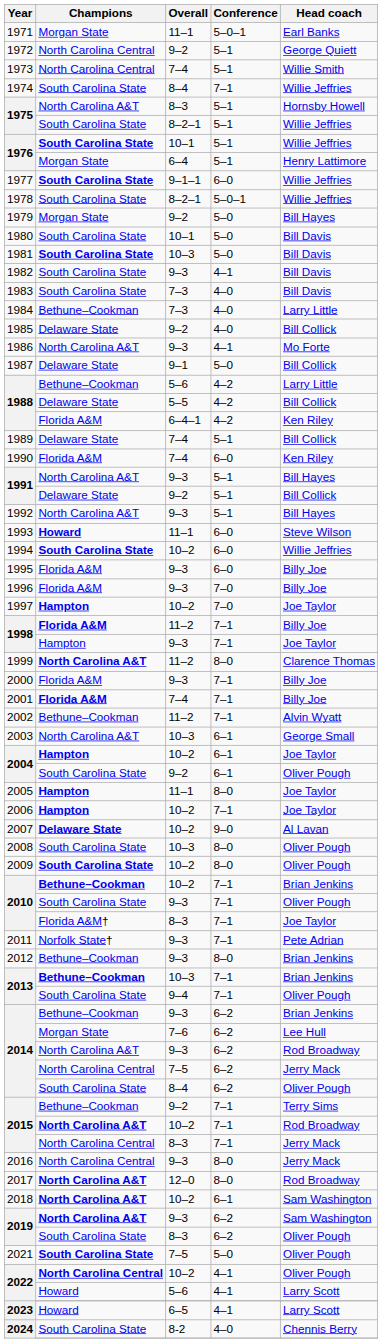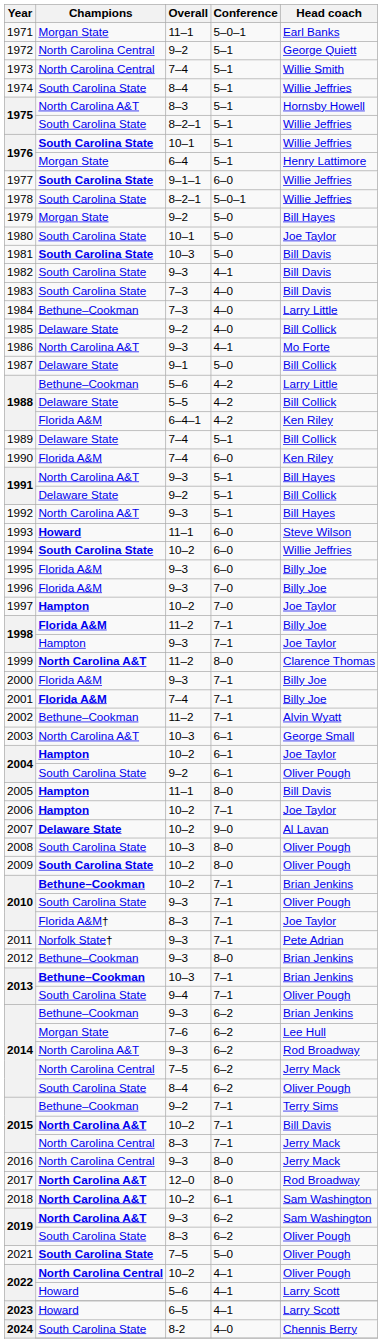(223, 87) 7–1 -> (223, 87) 5–1
(307, 236) Bill Davis -> (310, 236) Joe Taylor
(310, 791) Joe Taylor -> (307, 791) Bill Davis
(321, 1125) Rod Broadway -> (307, 1125) Bill Davis
